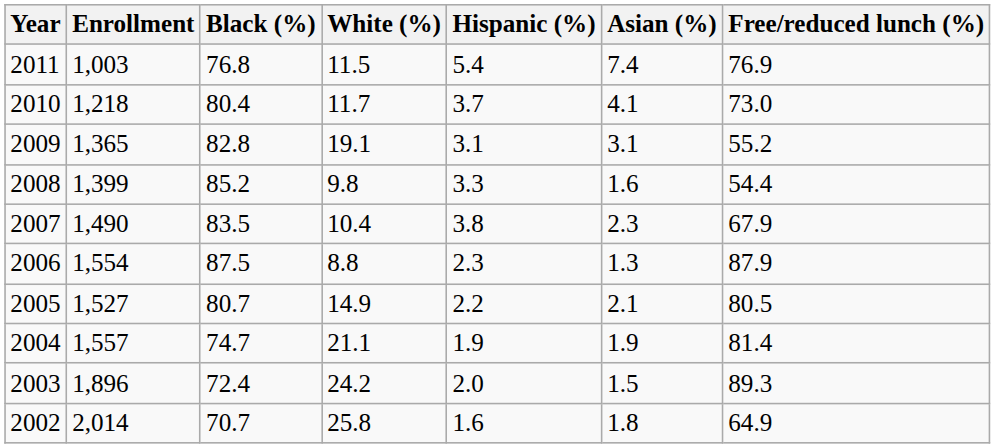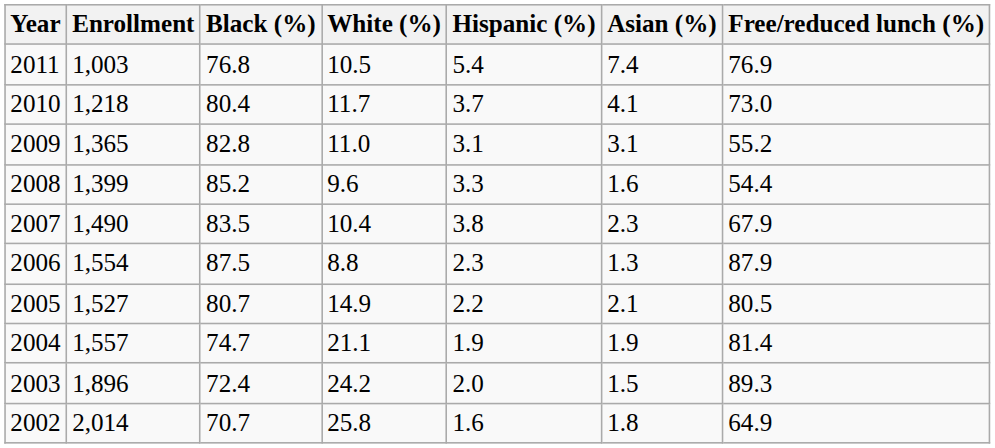(349, 64) 11.5 -> (349, 64) 10.5
(349, 143) 19.1 -> (349, 143) 11.0
(343, 183) 9.8 -> (343, 183) 9.6
